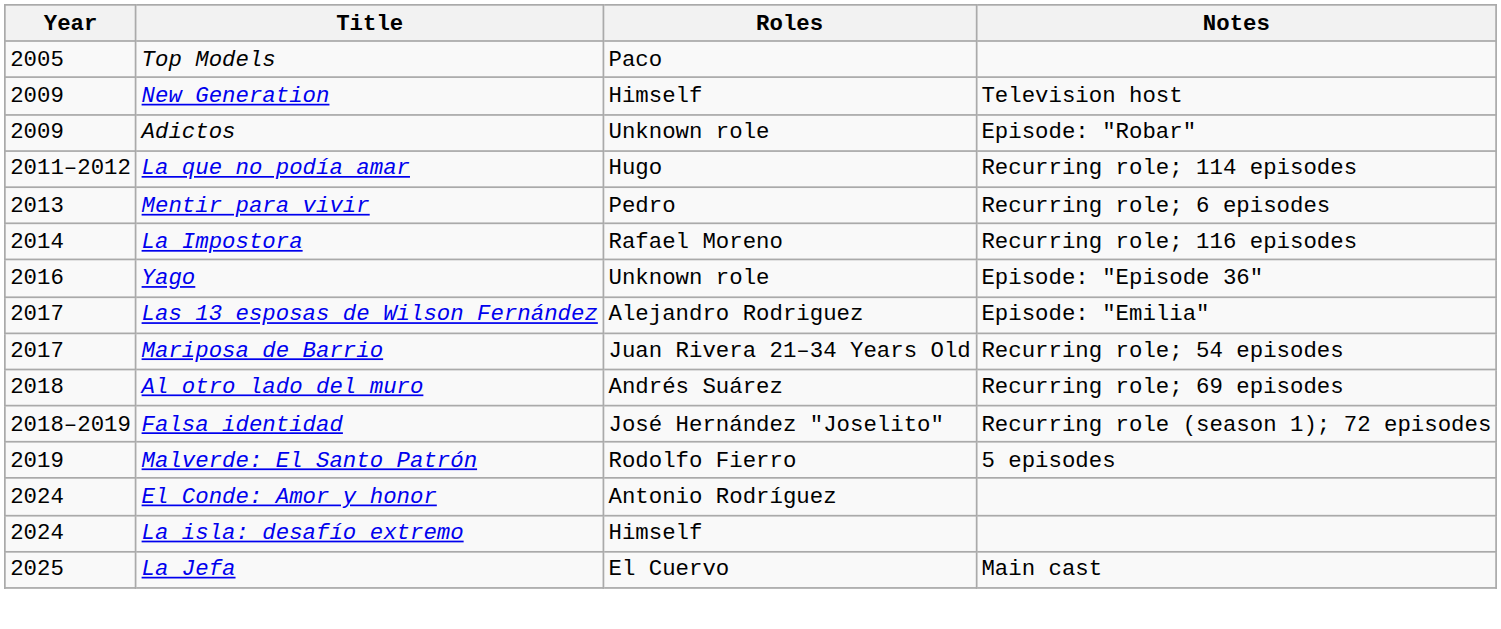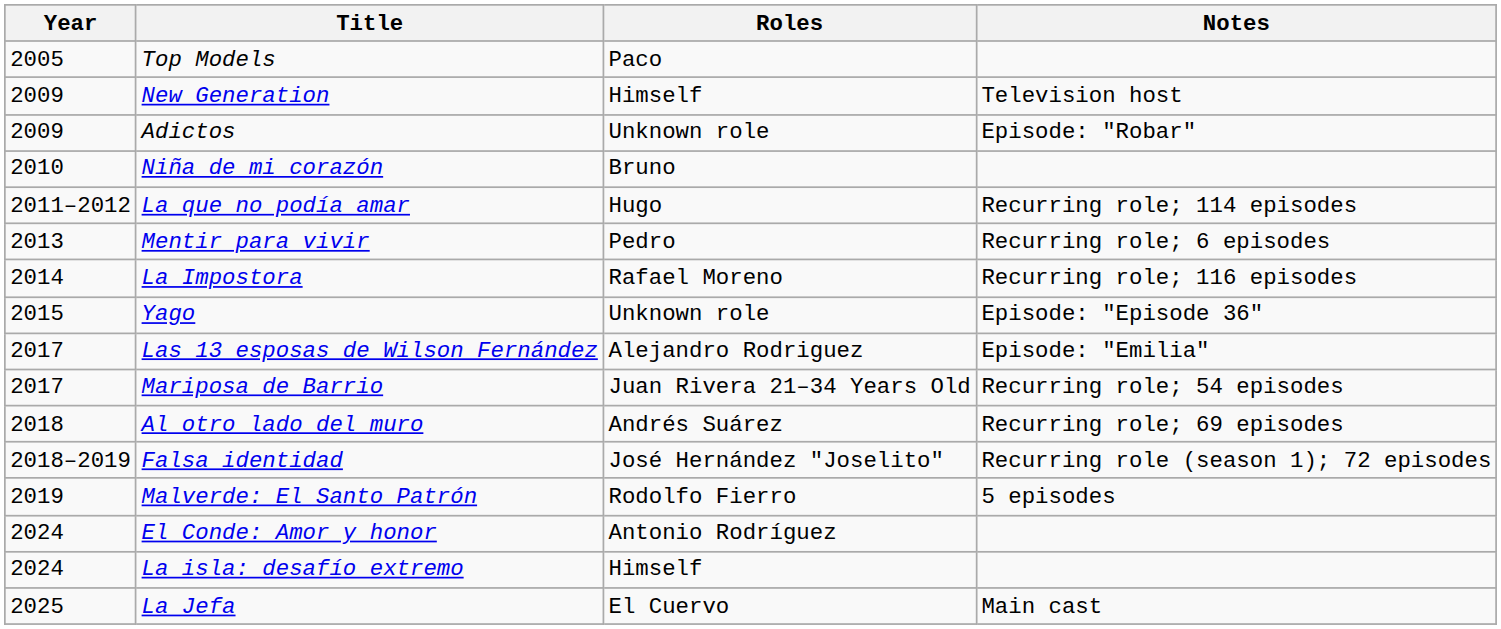+ row: (262, 169)
(37, 278) 2016 -> (37, 315) 2015
